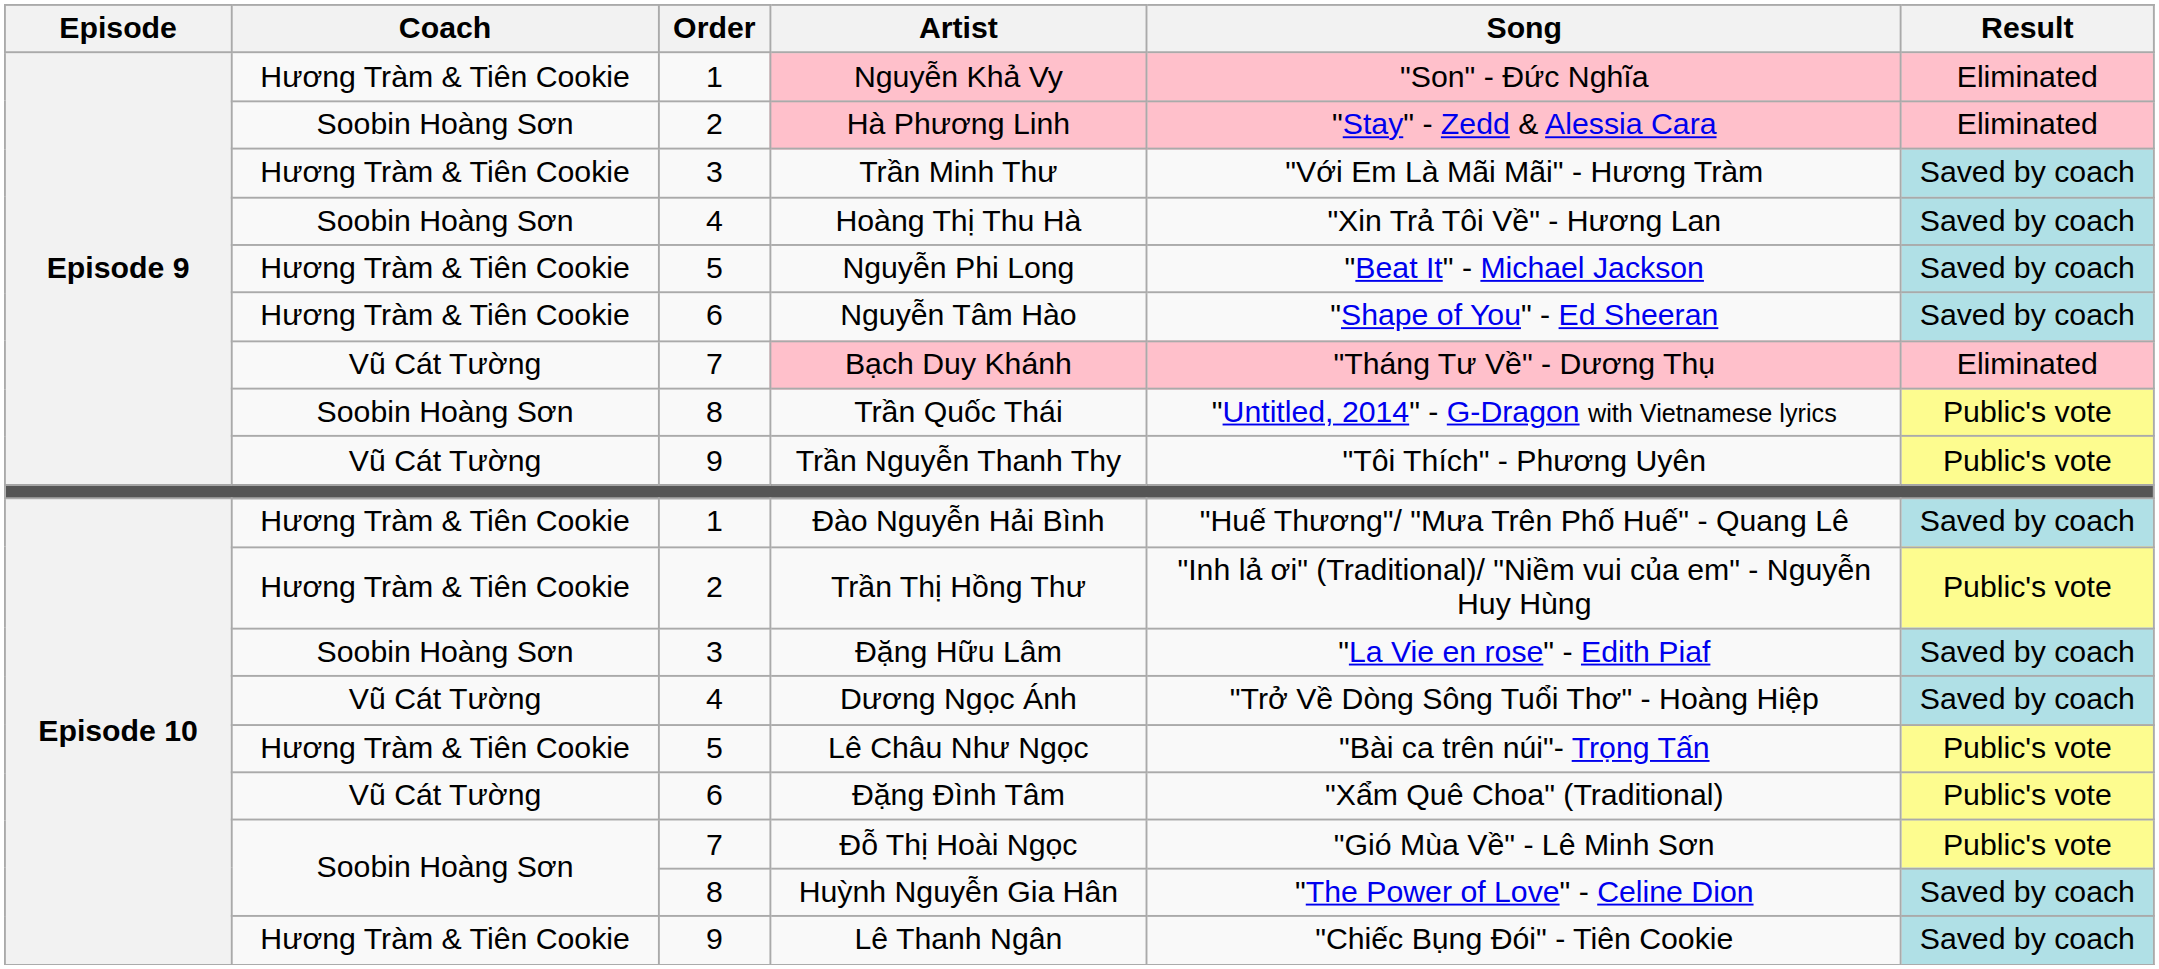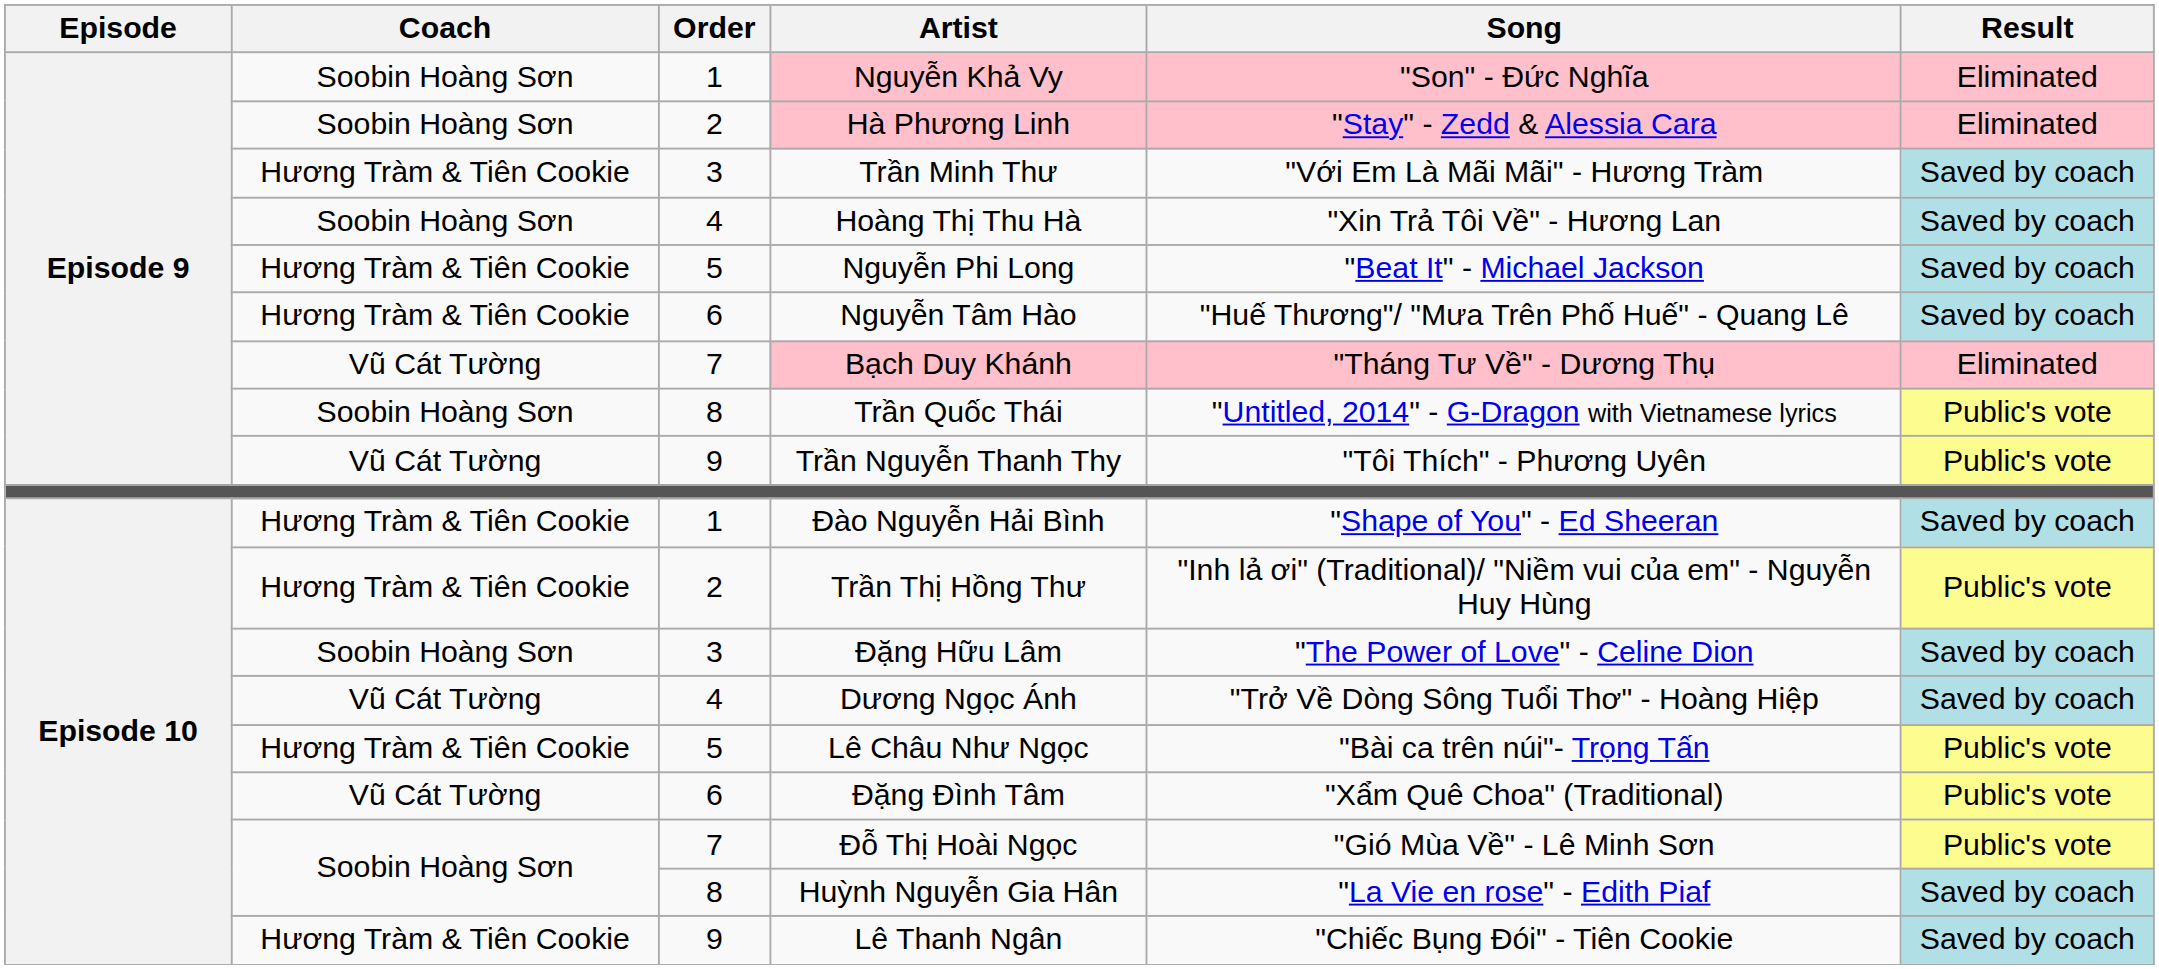(445, 76) Hương Tràm & Tiên Cookie -> (445, 76) Soobin Hoàng Sơn
(1524, 316) "Shape of You" - Ed Sheeran -> (1524, 316) "Huế Thương"/ "Mưa Trên Phố Huế" - Quang Lê
(1524, 522) "Huế Thương"/ "Mưa Trên Phố Huế" - Quang Lê -> (1524, 522) "Shape of You" - Ed Sheeran
(1524, 651) "La Vie en rose" - Edith Piaf -> (1524, 651) "The Power of Love" - Celine Dion
(1524, 891) "The Power of Love" - Celine Dion -> (1524, 891) "La Vie en rose" - Edith Piaf
